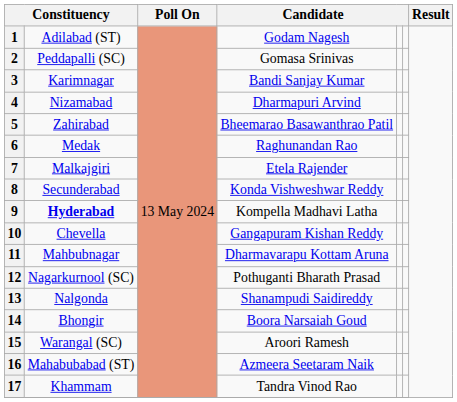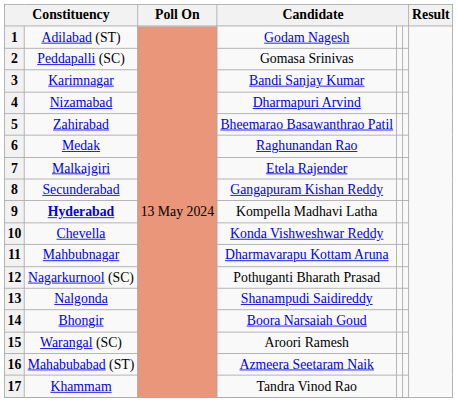(307, 189) Konda Vishweshwar Reddy -> (307, 189) Gangapuram Kishan Reddy
(307, 233) Gangapuram Kishan Reddy -> (307, 233) Konda Vishweshwar Reddy
